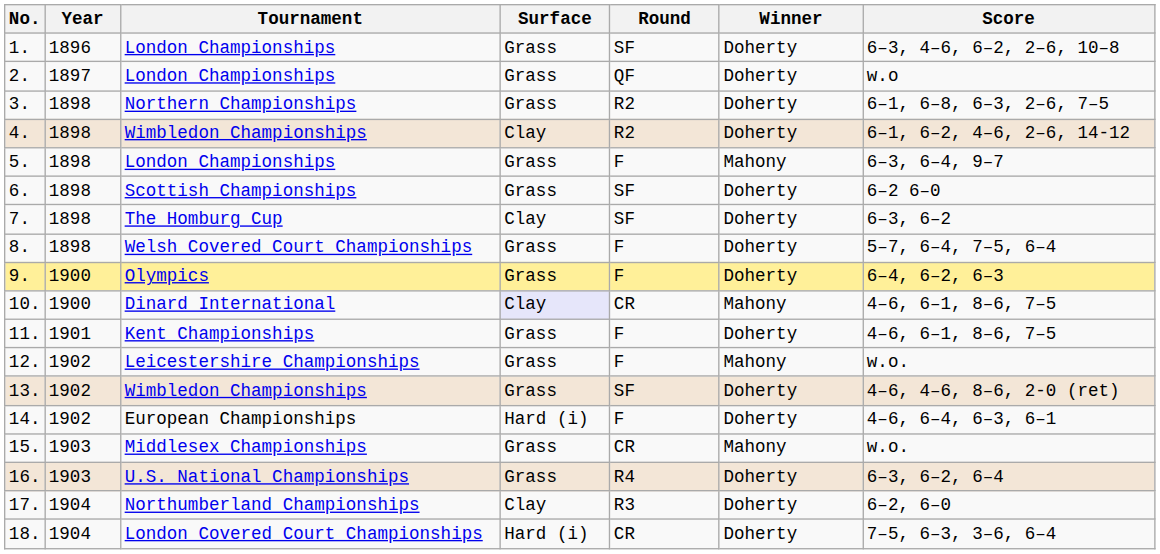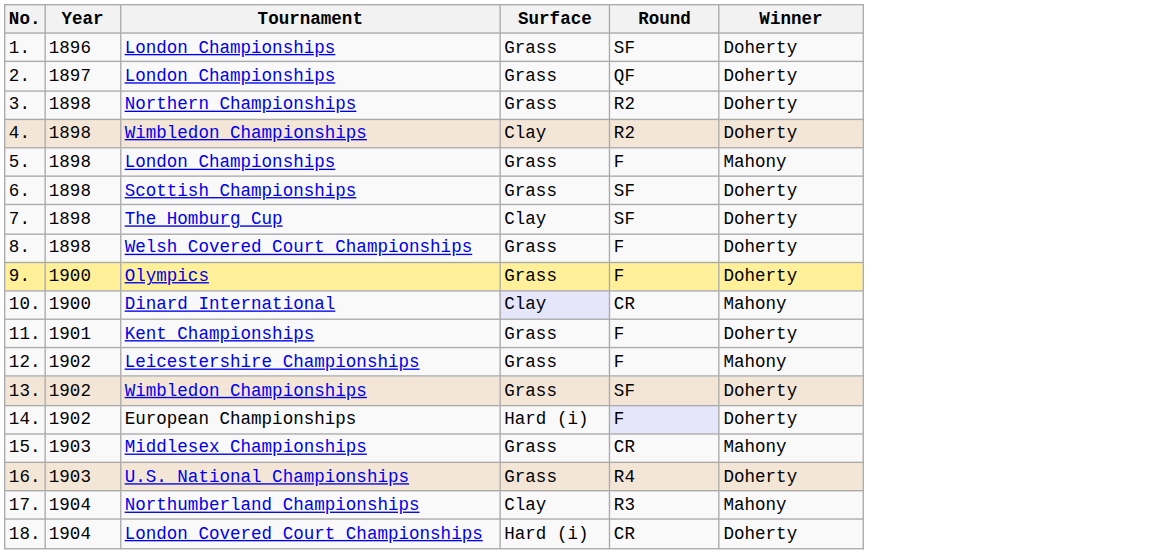- column: (1009, 19)
(619, 419) no background -> (619, 419) lavender background
(760, 505) Doherty -> (755, 505) Mahony
